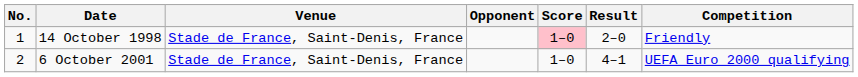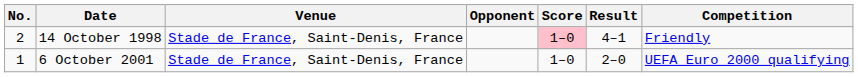(20, 38) 1 -> (20, 38) 2
(614, 38) 2–0 -> (614, 38) 4–1
(20, 60) 2 -> (20, 60) 1
(614, 60) 4–1 -> (614, 60) 2–0
